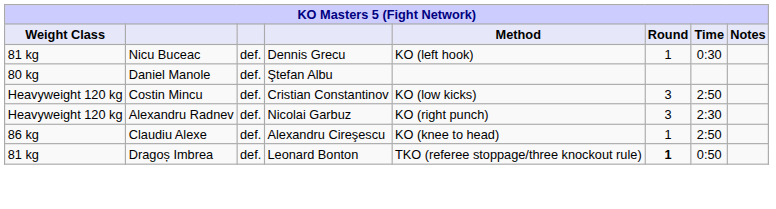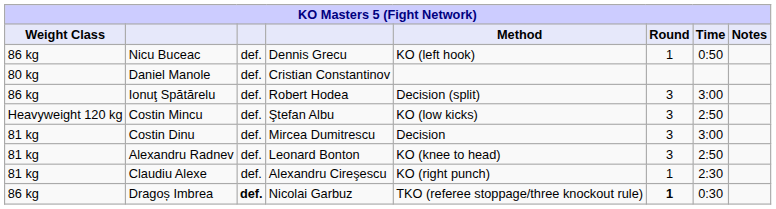(23, 55) 81 kg -> (23, 55) 86 kg
(709, 55) 0:30 -> (711, 55) 0:50
(300, 74) Ştefan Albu -> (329, 74) Cristian Constantinov
+ row: (172, 94)
(328, 94) Cristian Constantinov -> (301, 114) Ştefan Albu
+ row: (162, 134)
(65, 114) Heavyweight 120 kg -> (23, 154) 81 kg
(309, 114) Nicolai Garbuz -> (314, 154) Leonard Bonton
(442, 114) KO (right punch) -> (448, 154) KO (knee to head)
(709, 114) 2:30 -> (711, 154) 2:50
(23, 134) 86 kg -> (23, 174) 81 kg
(447, 134) KO (knee to head) -> (443, 174) KO (right punch)
(709, 134) 2:50 -> (711, 174) 2:30
(23, 154) 81 kg -> (23, 194) 86 kg
(251, 154) normal -> (251, 194) bold
(313, 154) Leonard Bonton -> (311, 194) Nicolai Garbuz
(709, 154) 0:50 -> (711, 194) 0:30
